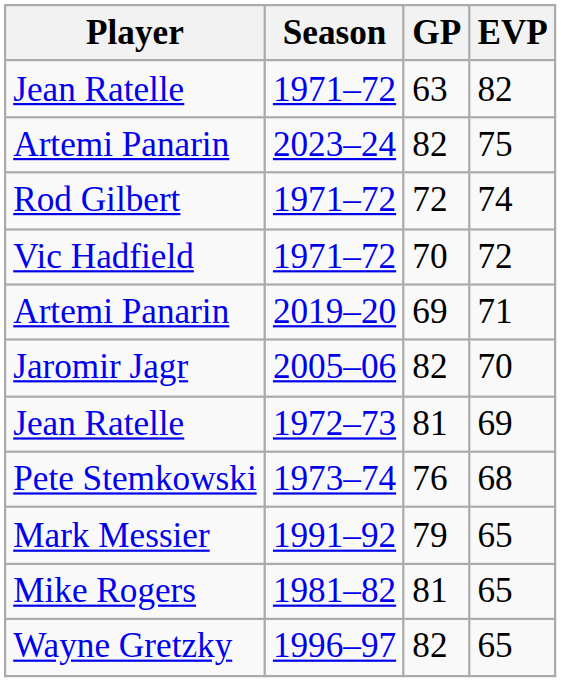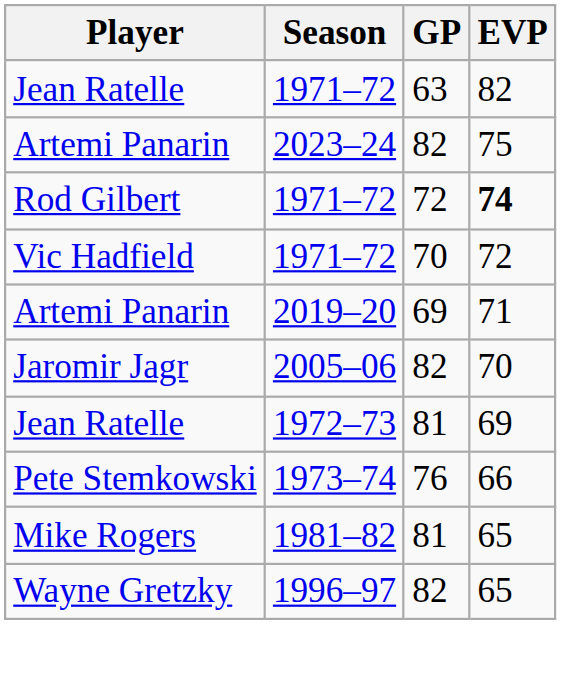(495, 199) normal -> (495, 199) bold
(495, 479) 68 -> (495, 479) 66
- row: (111, 534)
